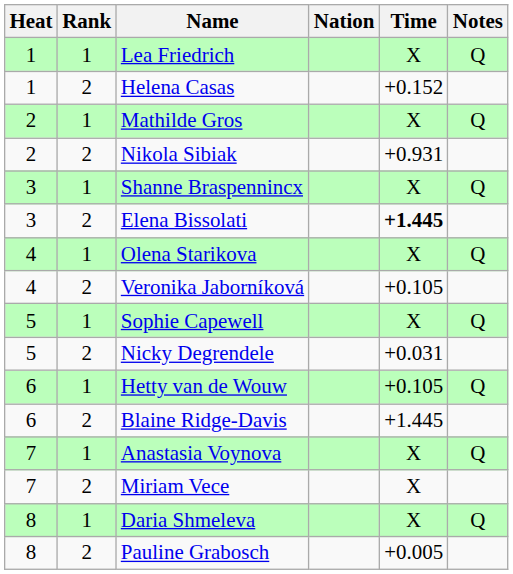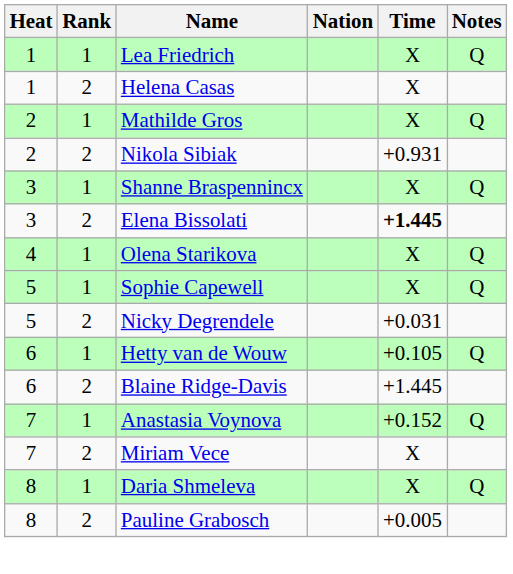(414, 87) +0.152 -> (412, 87) X
- row: (212, 287)
(414, 453) X -> (412, 420) +0.152
